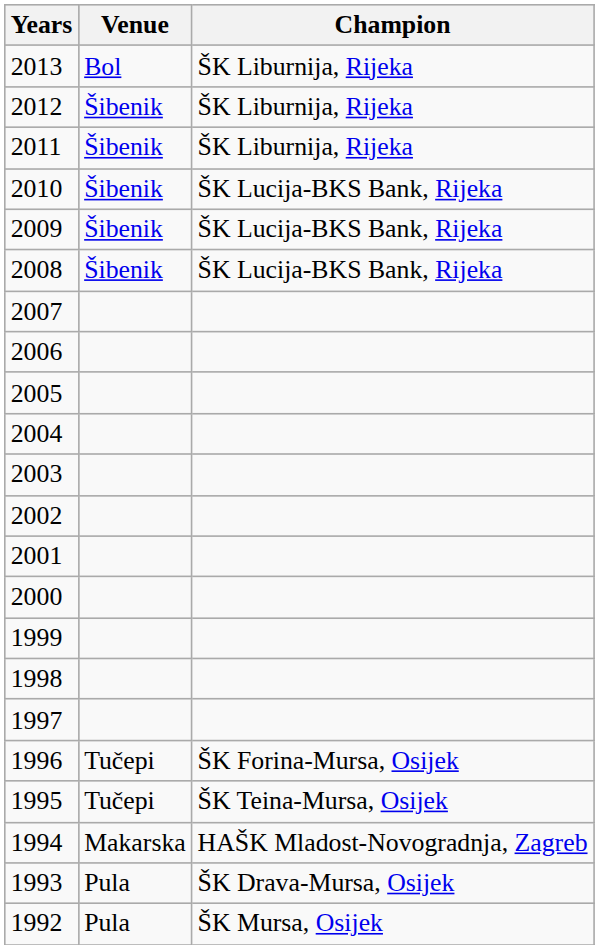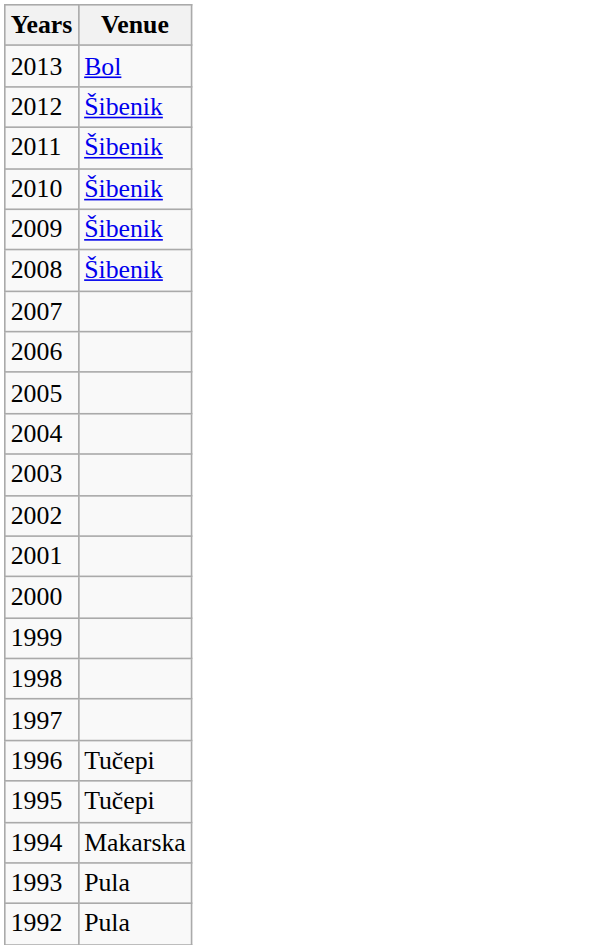- column: (393, 24)
